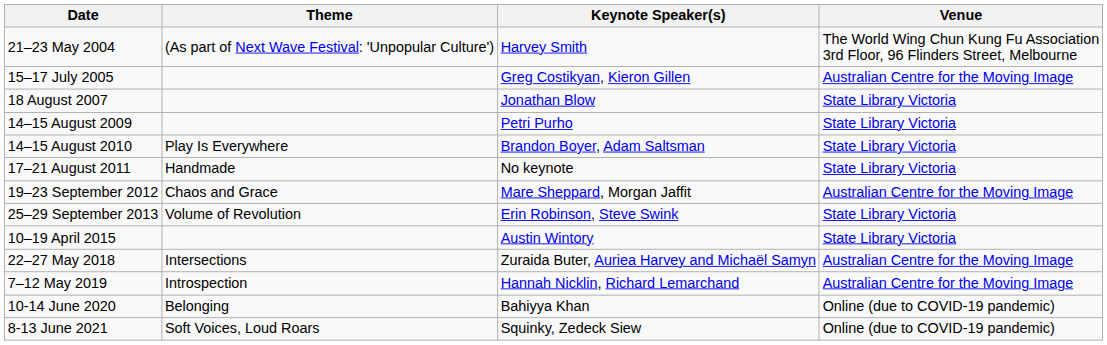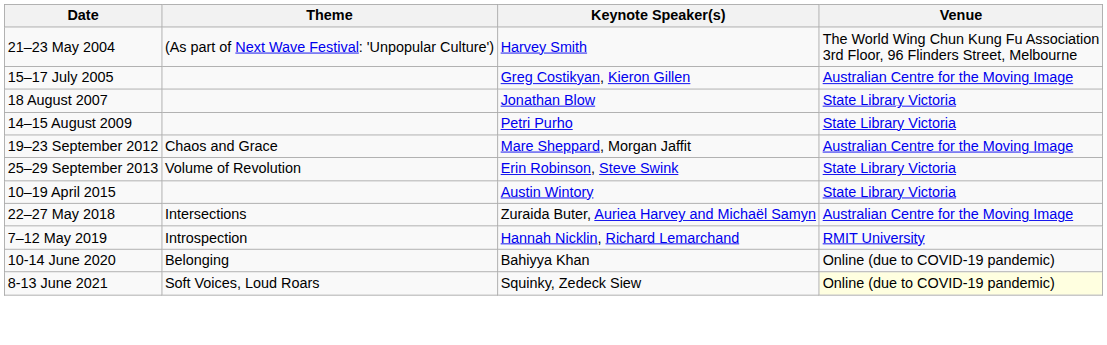- row: (70, 146)
- row: (69, 169)
(948, 283) Australian Centre for the Moving Image -> (874, 237) RMIT University
(939, 329) no background -> (939, 283) lightyellow background
